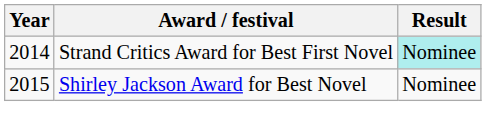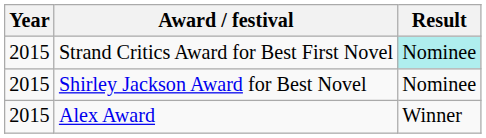(29, 52) 2014 -> (29, 52) 2015
+ row: (107, 116)
